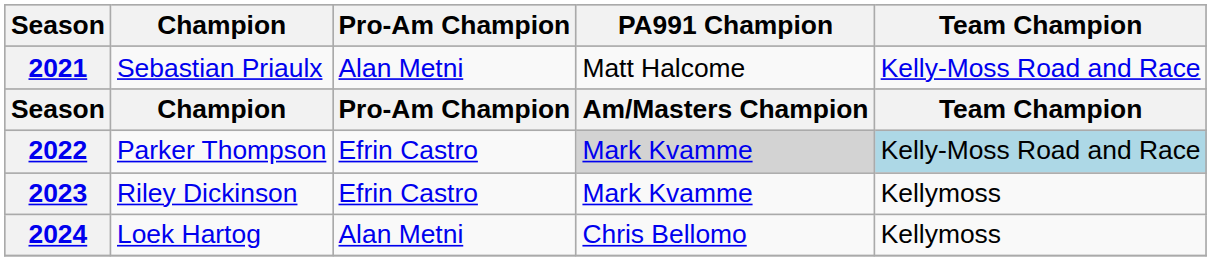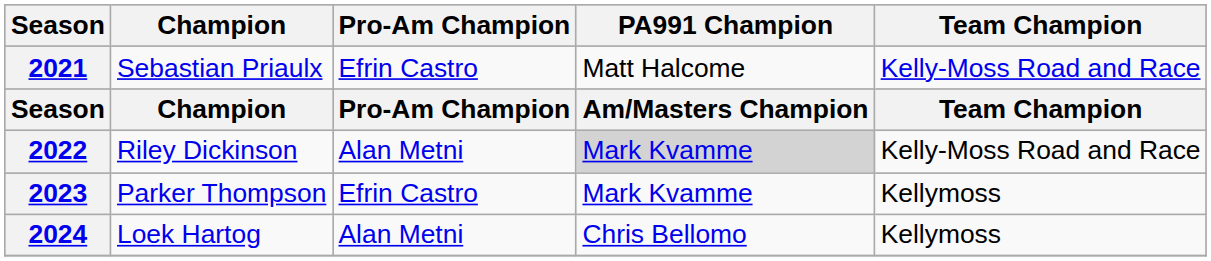(401, 67) Alan Metni -> (408, 67) Efrin Castro
(222, 151) Parker Thompson -> (207, 151) Riley Dickinson
(408, 151) Efrin Castro -> (401, 151) Alan Metni
(1041, 151) lightblue background -> (1041, 151) no background
(207, 192) Riley Dickinson -> (222, 192) Parker Thompson
